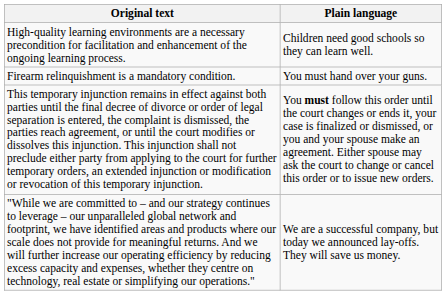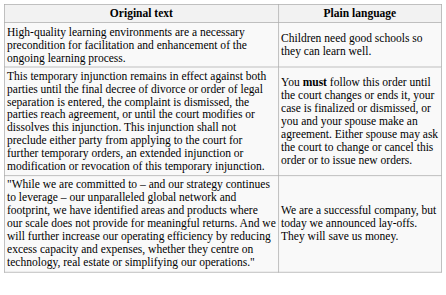- row: (121, 76)
